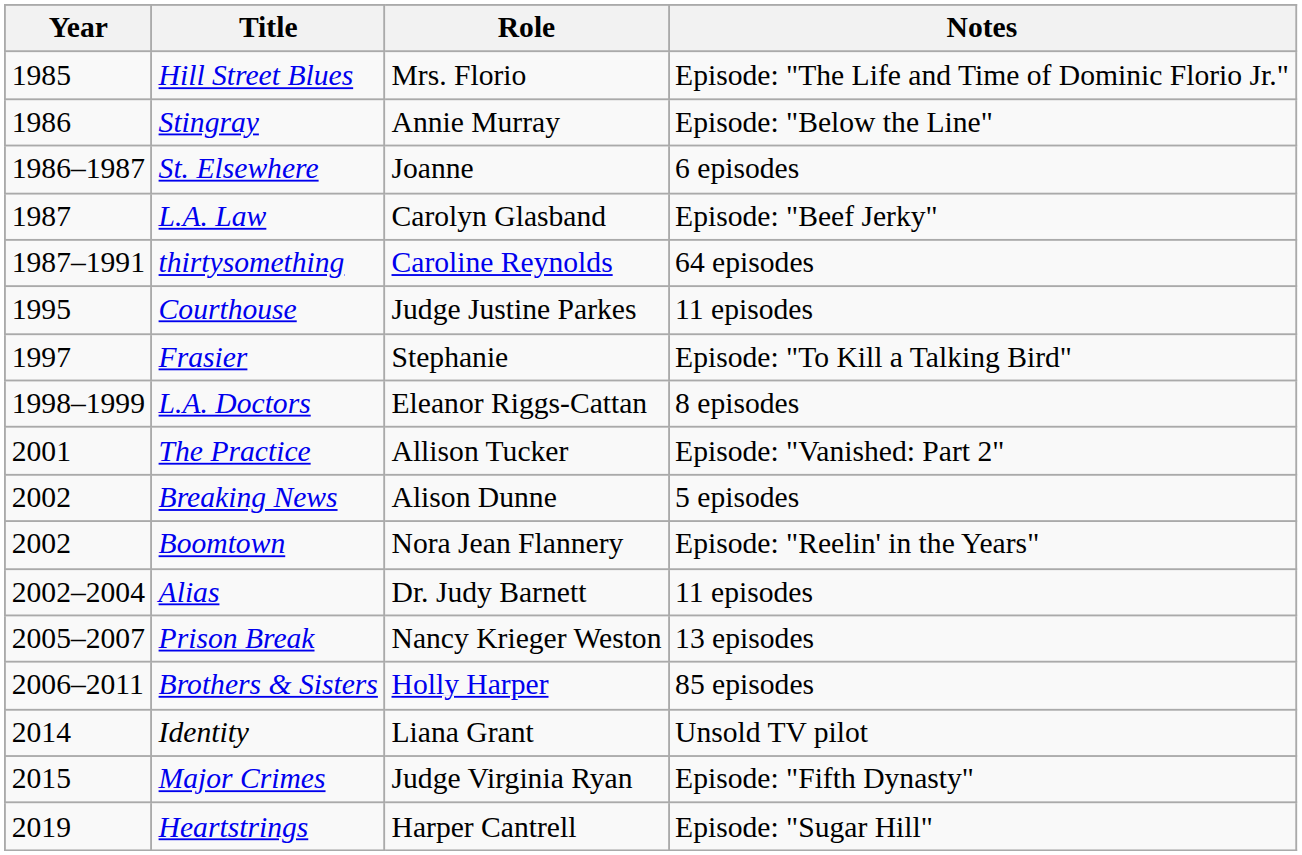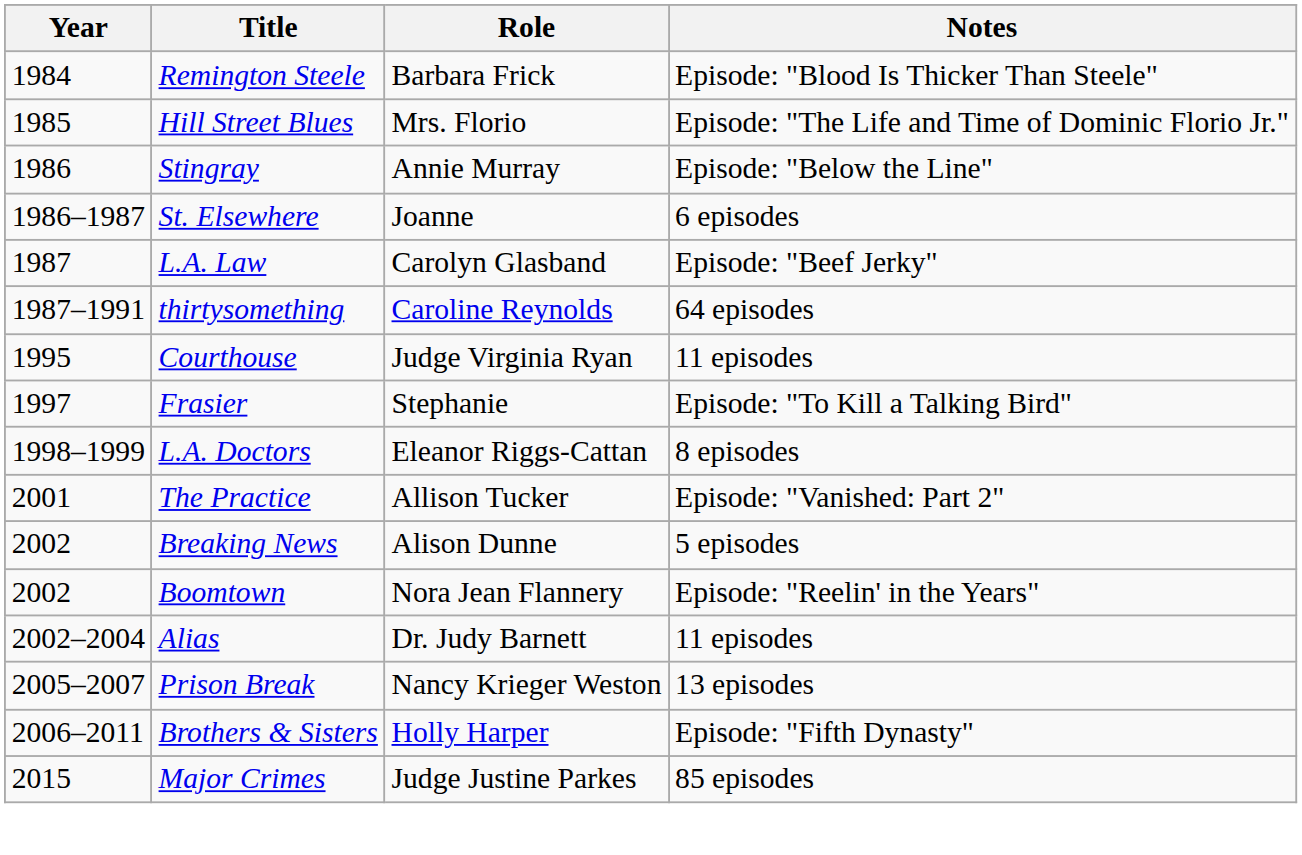+ row: (262, 74)
(514, 309) Judge Justine Parkes -> (512, 356) Judge Virginia Ryan
(745, 685) 85 episodes -> (825, 732) Episode: "Fifth Dynasty"
- row: (204, 732)
(512, 779) Judge Virginia Ryan -> (514, 779) Judge Justine Parkes
(825, 779) Episode: "Fifth Dynasty" -> (745, 779) 85 episodes
- row: (233, 826)
